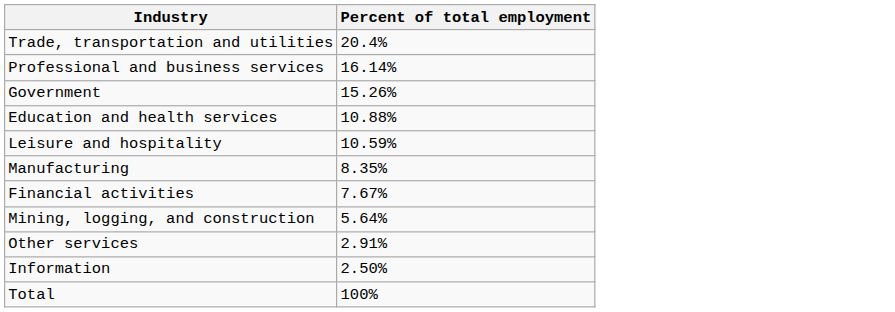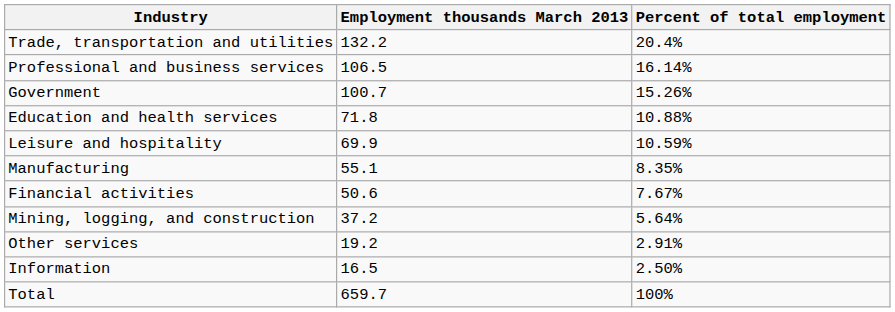+ column: (484, 17)
